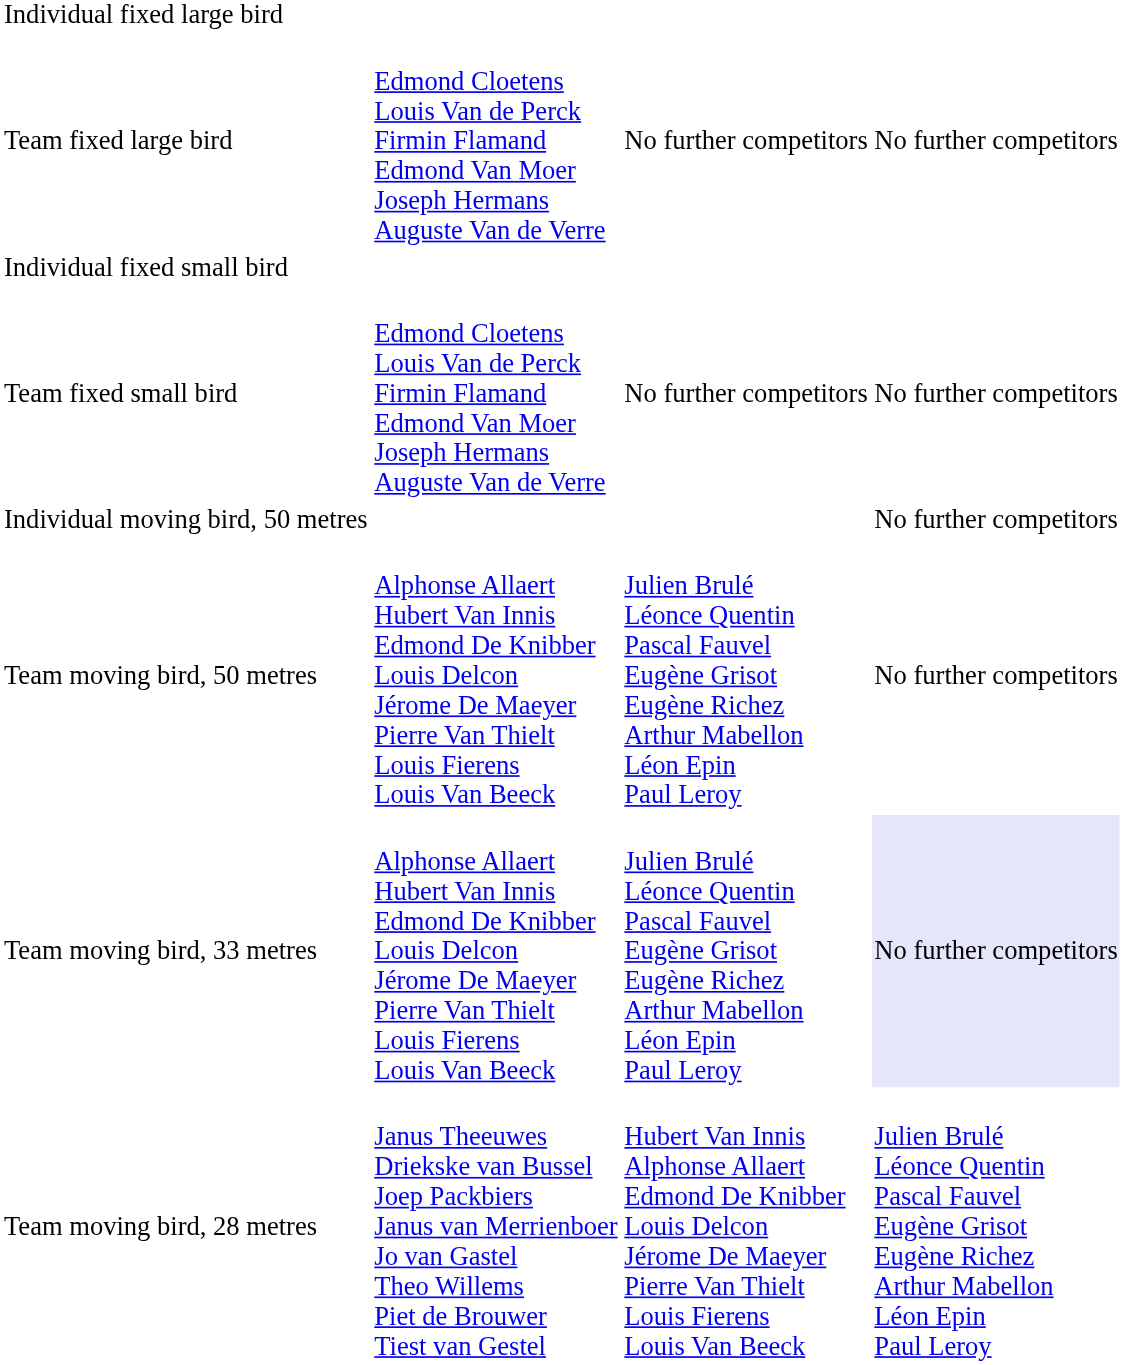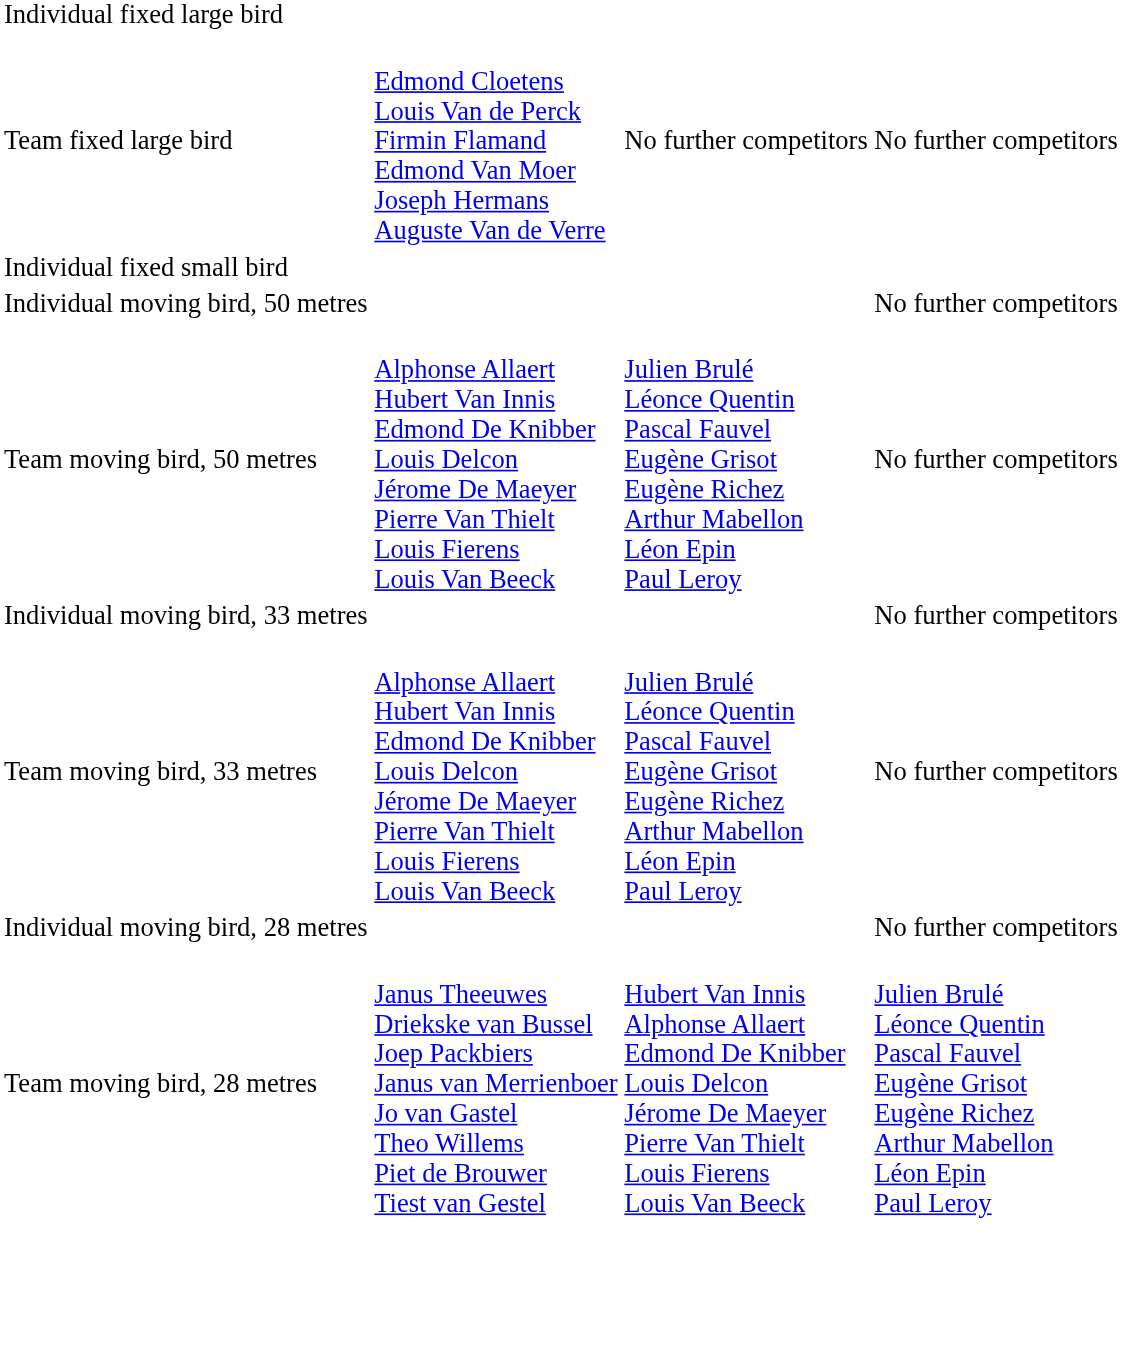- row: (121, 393)
+ row: (186, 615)
(996, 950) lavender background -> (996, 771) no background
+ row: (186, 927)
